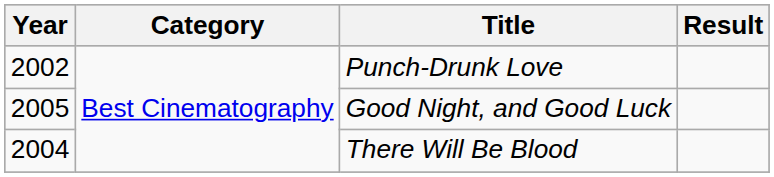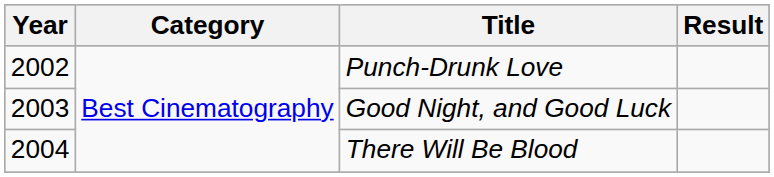(40, 108) 2005 -> (40, 108) 2003
